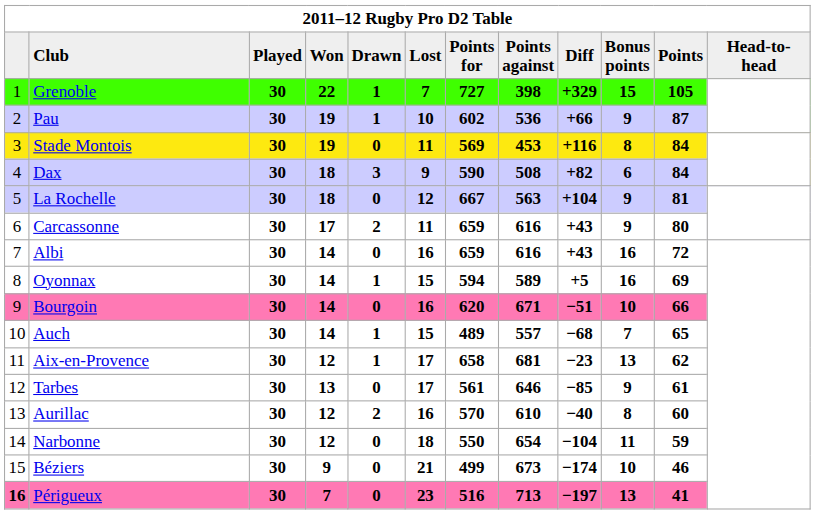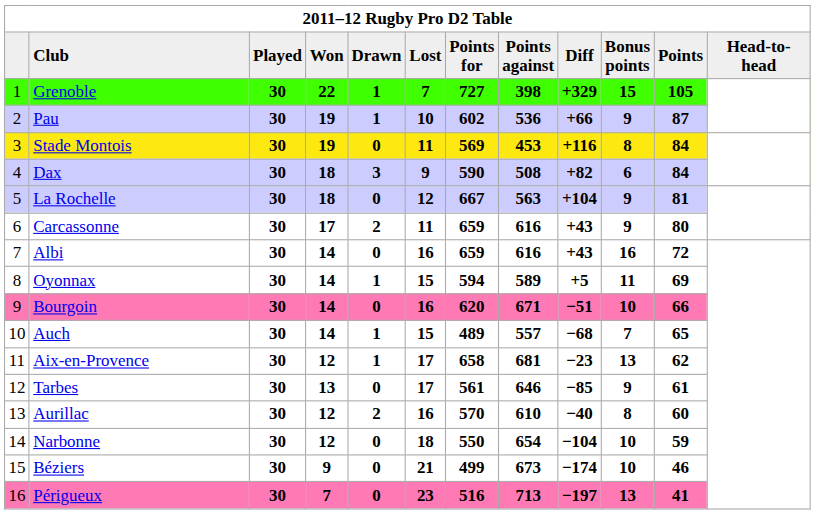(627, 280) 16 -> (627, 280) 11
(627, 441) 11 -> (627, 441) 10
(17, 495) bold -> (17, 495) normal
